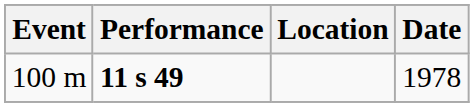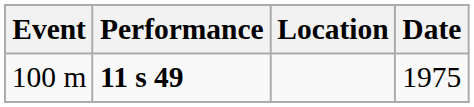(432, 77) 1978 -> (432, 77) 1975
